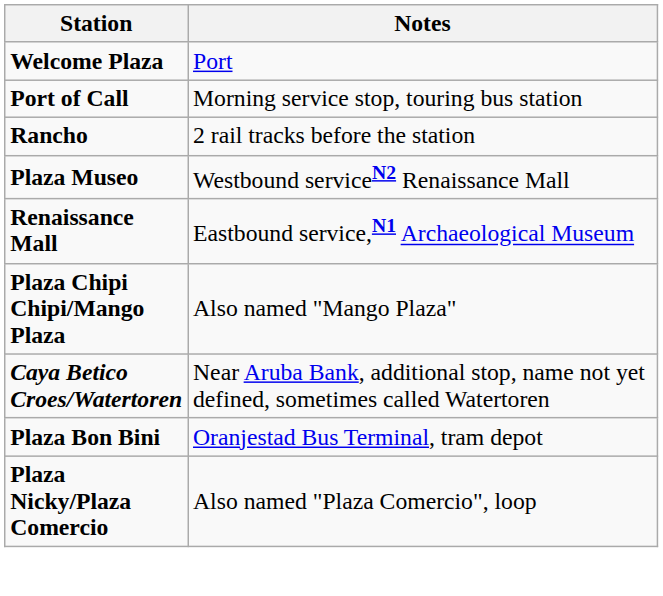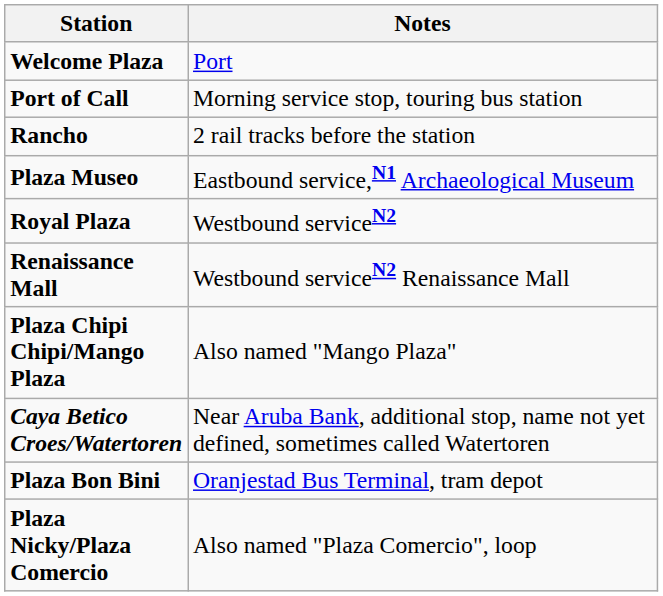(381, 176) Westbound serviceN2 Renaissance Mall -> (414, 176) Eastbound service,N1 Archaeological Museum
+ row: (70, 220)
(414, 230) Eastbound service,N1 Archaeological Museum -> (381, 274) Westbound serviceN2 Renaissance Mall
